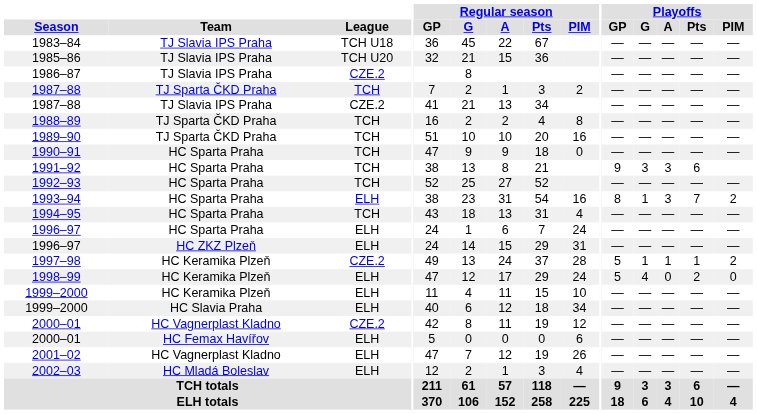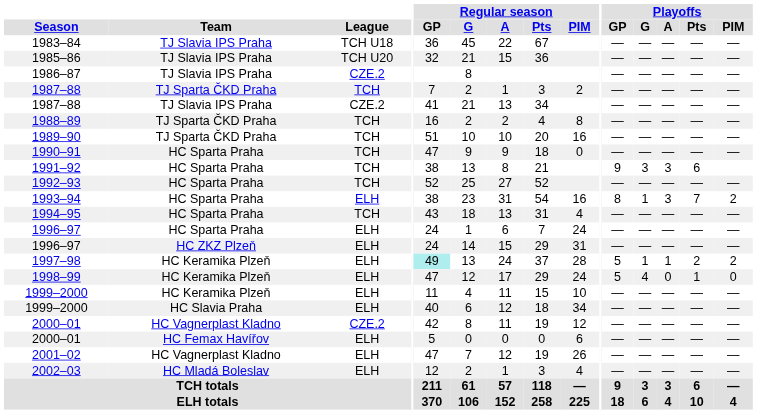(367, 261) CZE.2 -> (367, 261) ELH
(432, 261) no background -> (432, 261) paleturquoise background
(697, 261) 1 -> (697, 261) 2
(697, 277) 2 -> (697, 277) 1
